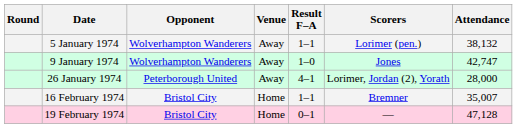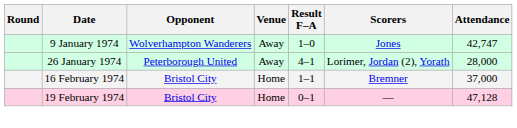- row: (84, 43)
(482, 97) 35,007 -> (482, 79) 37,000
